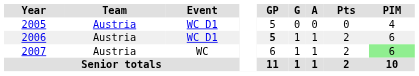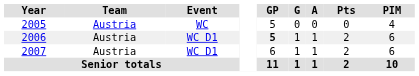(202, 24) WC D1 -> (202, 24) WC
(202, 51) WC -> (202, 51) WC D1
(392, 51) lightgreen background -> (392, 51) no background
